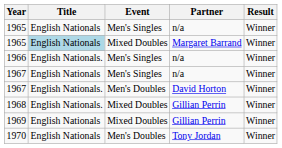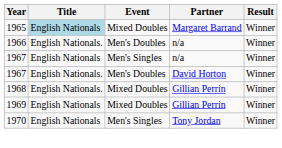- row: (16, 27)
(135, 58) Men's Singles -> (136, 43) Men's Doubles
(136, 136) Men's Doubles -> (135, 120) Men's Singles
